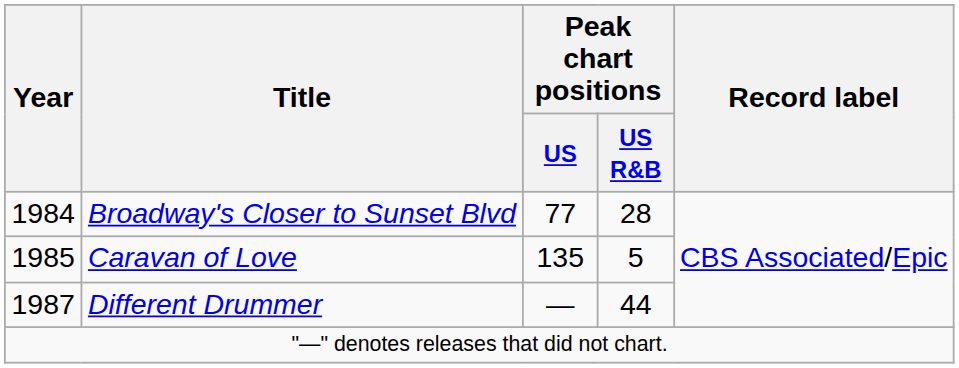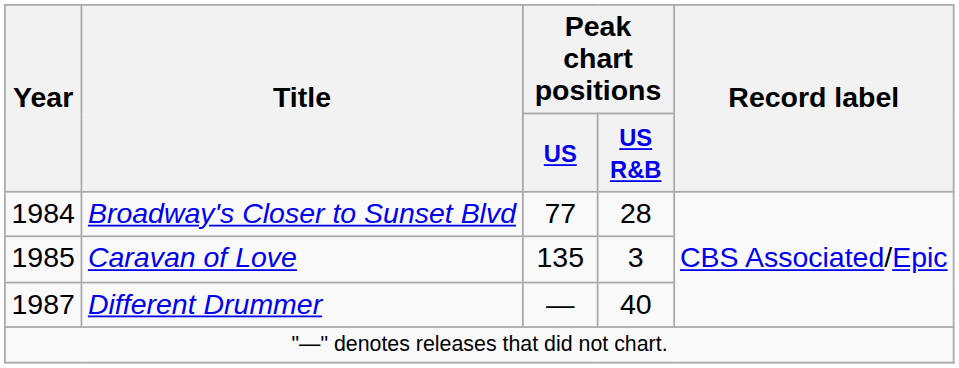(636, 258) 5 -> (636, 258) 3
(636, 303) 44 -> (636, 303) 40
